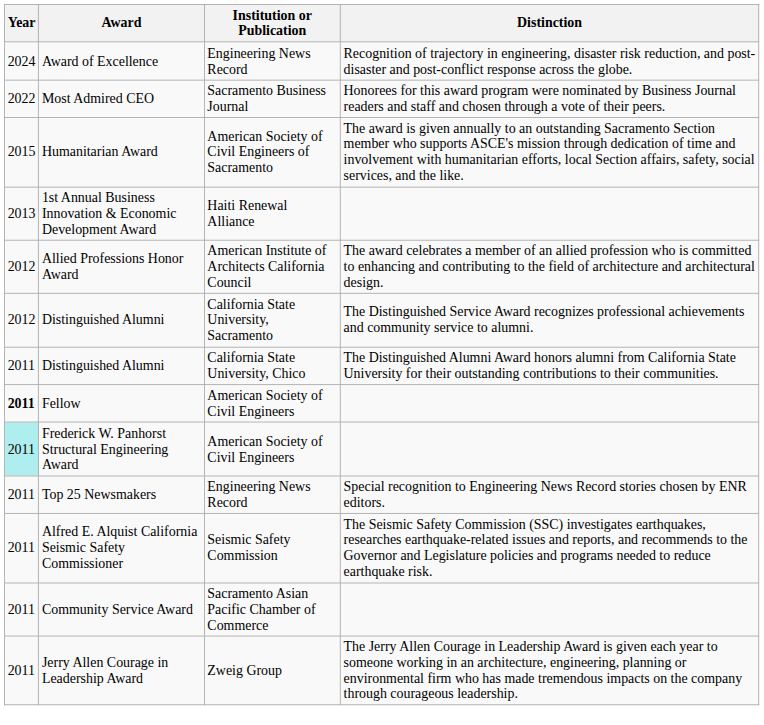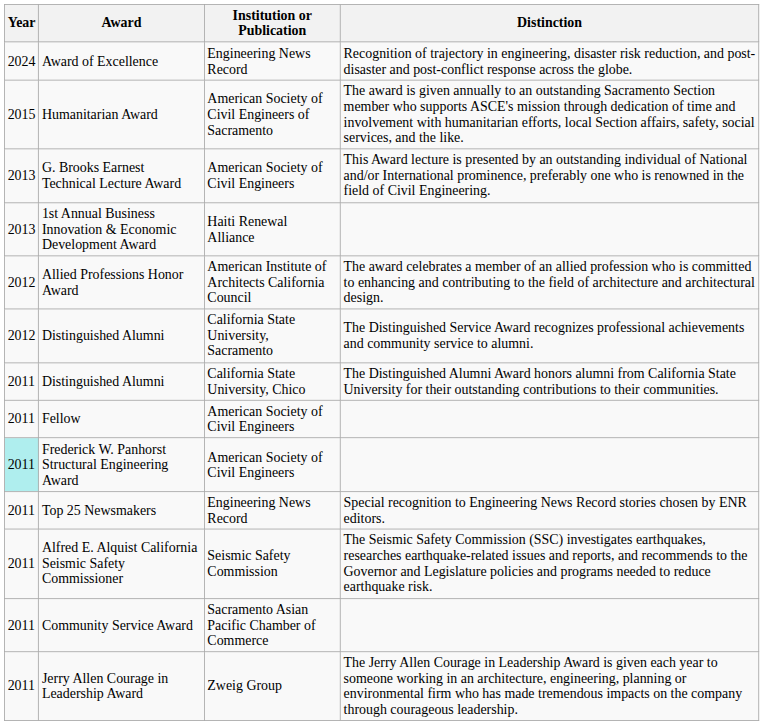- row: (98, 98)
+ row: (111, 175)
(21, 403) bold -> (21, 419) normal
